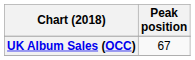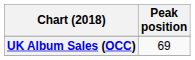(164, 45) 67 -> (164, 45) 69
